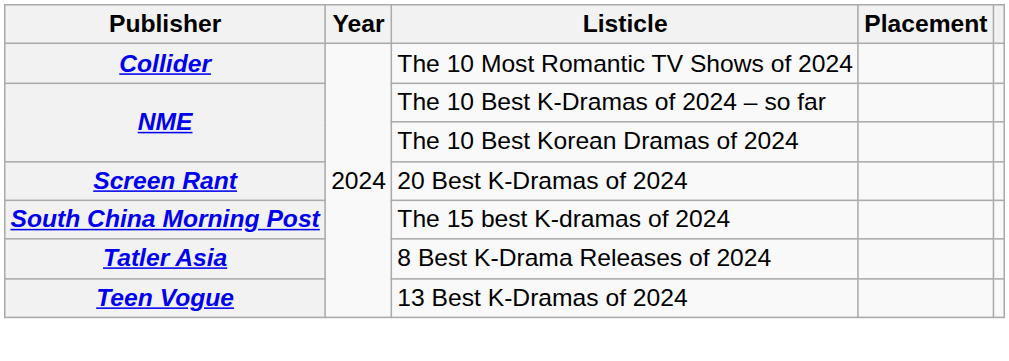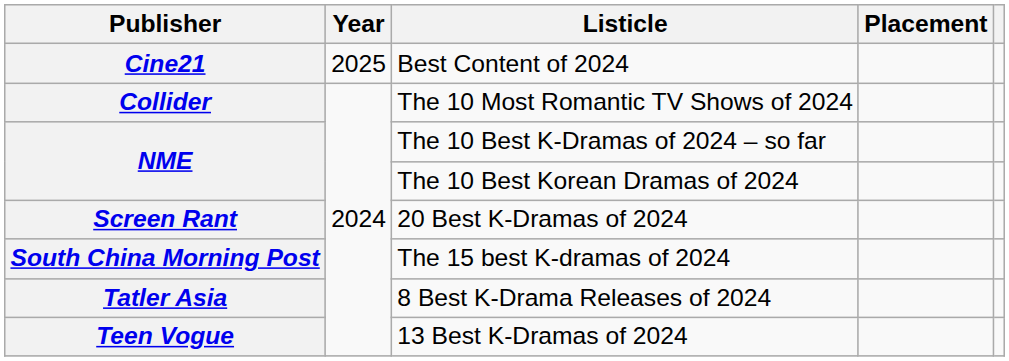+ row: (513, 63)
